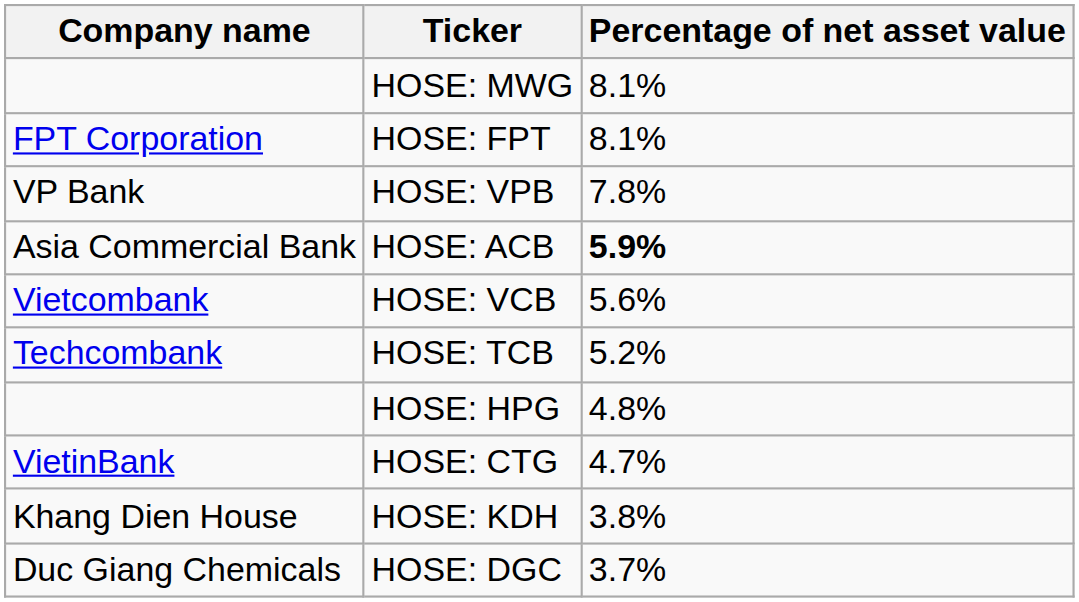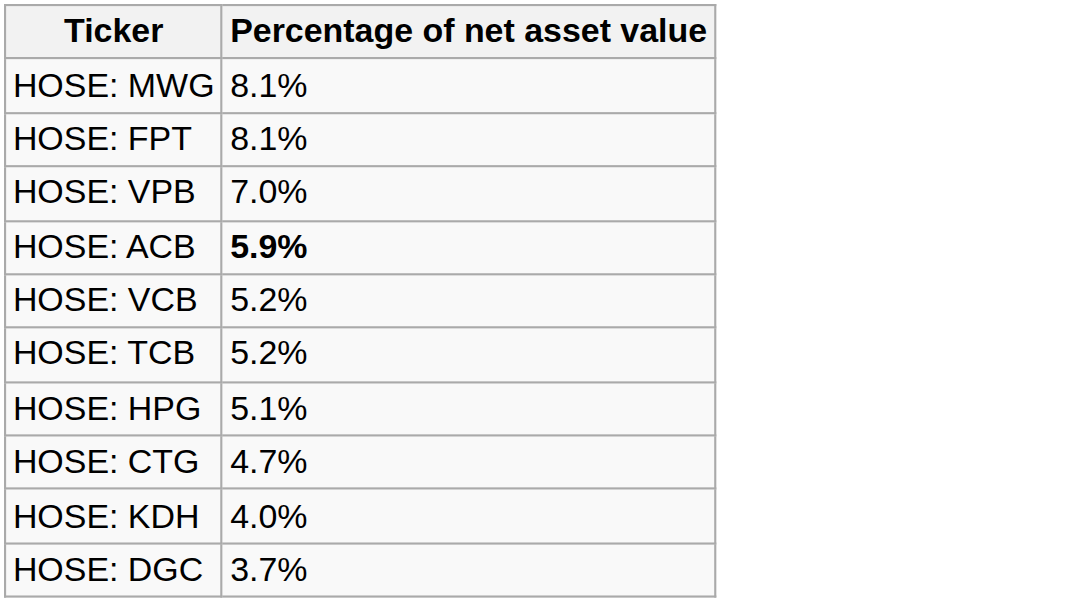- column: (184, 31)
(628, 192) 7.8% -> (269, 192) 7.0%
(628, 300) 5.6% -> (269, 300) 5.2%
(628, 407) 4.8% -> (269, 407) 5.1%
(628, 515) 3.8% -> (269, 515) 4.0%
